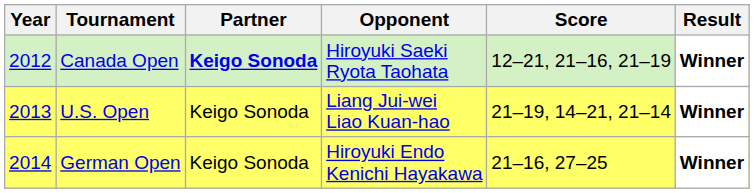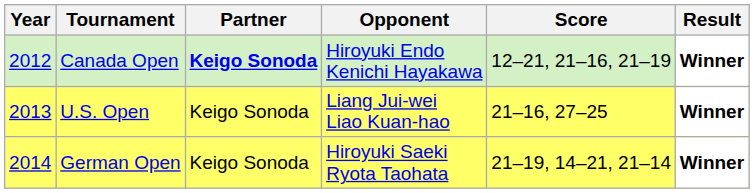(387, 61) Hiroyuki Saeki Ryota Taohata -> (404, 61) Hiroyuki Endo Kenichi Hayakawa
(581, 112) 21–19, 14–21, 21–14 -> (549, 112) 21–16, 27–25
(404, 163) Hiroyuki Endo Kenichi Hayakawa -> (387, 163) Hiroyuki Saeki Ryota Taohata
(549, 163) 21–16, 27–25 -> (581, 163) 21–19, 14–21, 21–14
